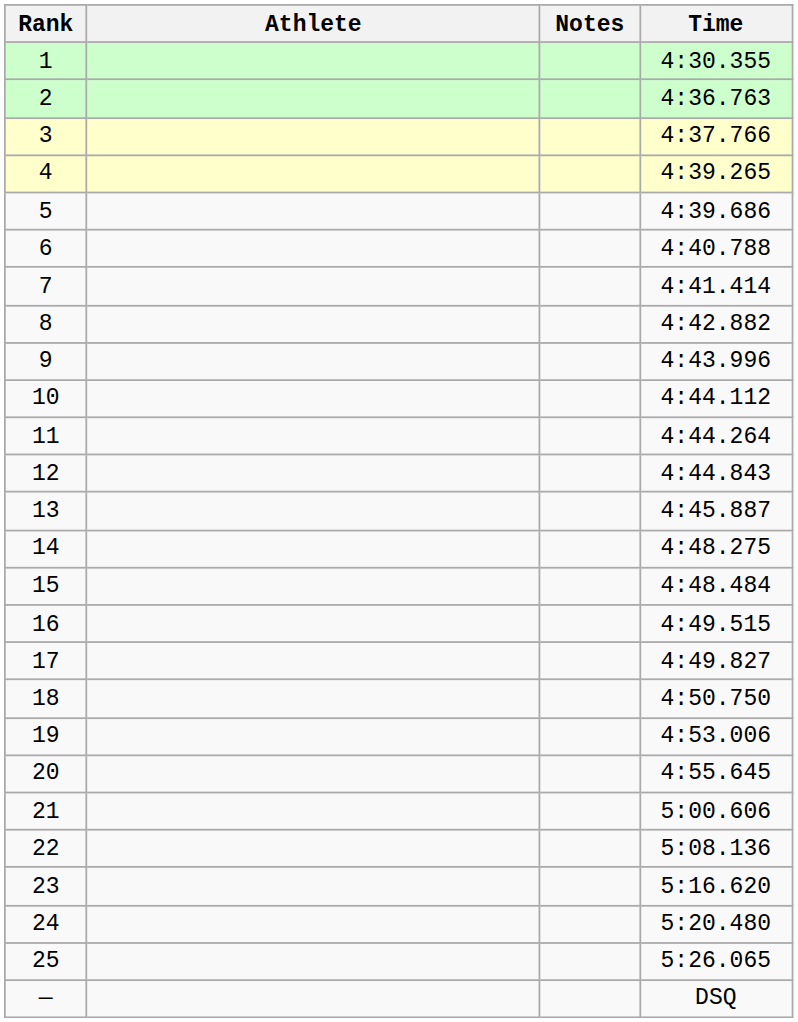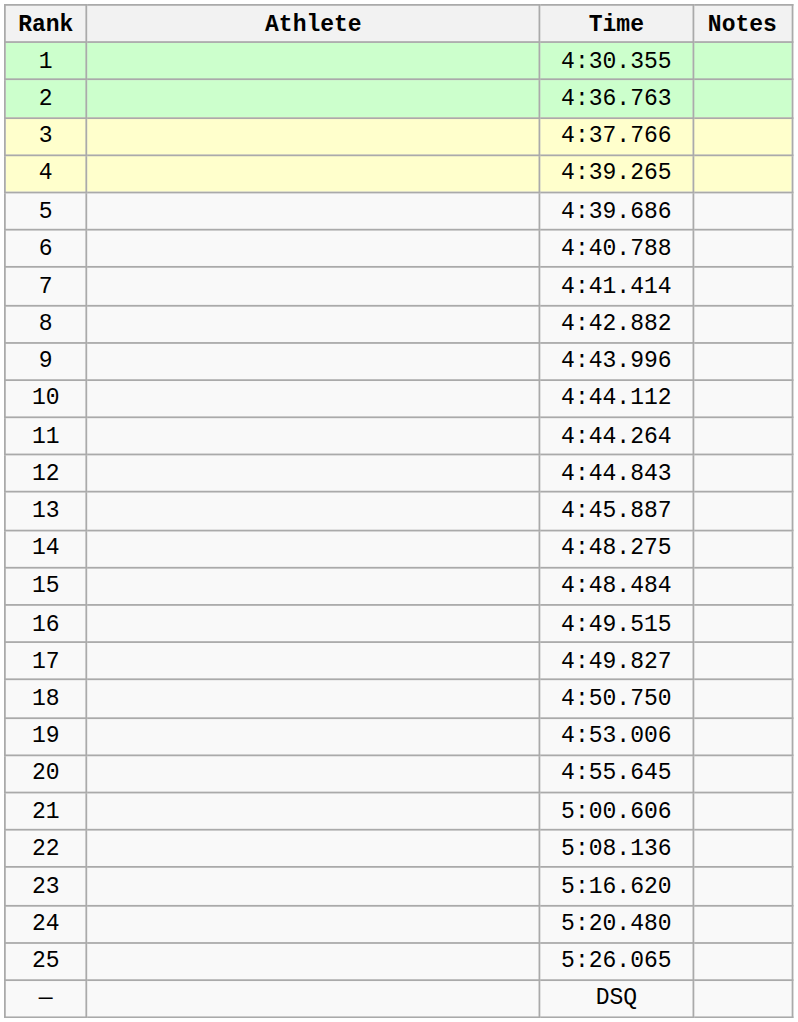columns swapped: (716, 24) <-> (590, 24)
